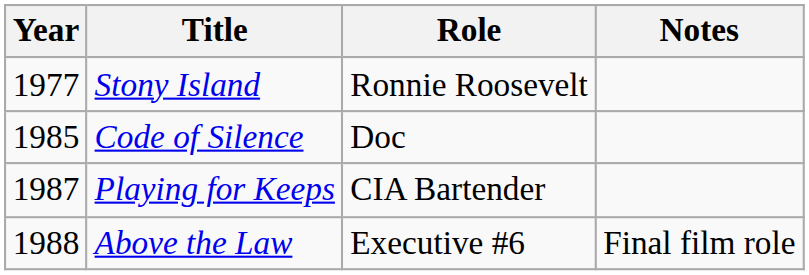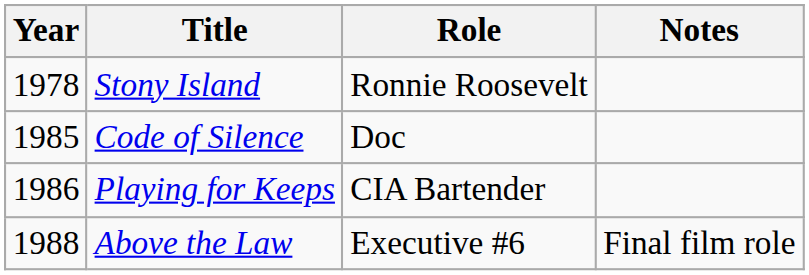(46, 83) 1977 -> (46, 83) 1978
(46, 189) 1987 -> (46, 189) 1986
